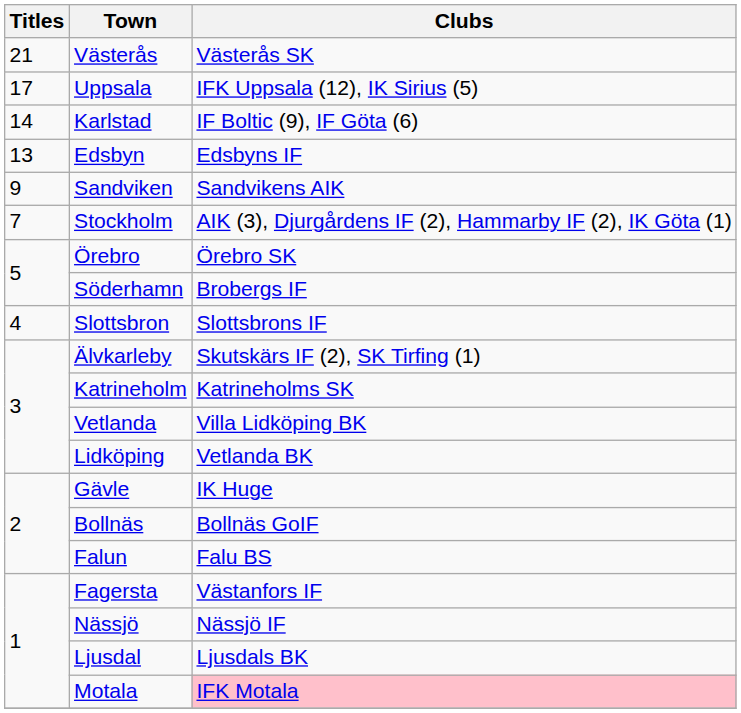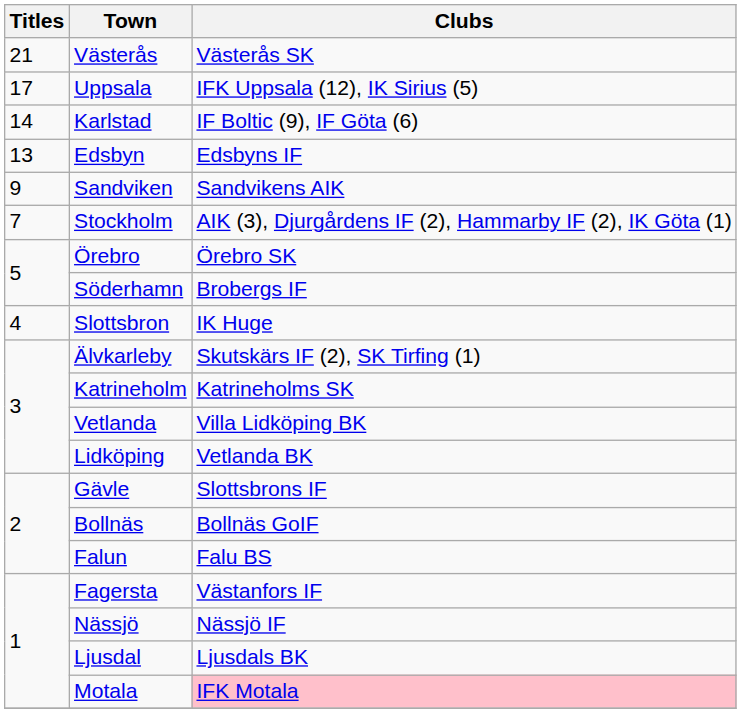(262, 322) Slottsbrons IF -> (235, 322) IK Huge
(235, 490) IK Huge -> (262, 490) Slottsbrons IF
